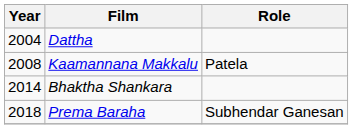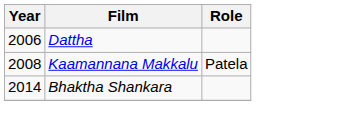(25, 40) 2004 -> (25, 40) 2006
- row: (97, 111)
